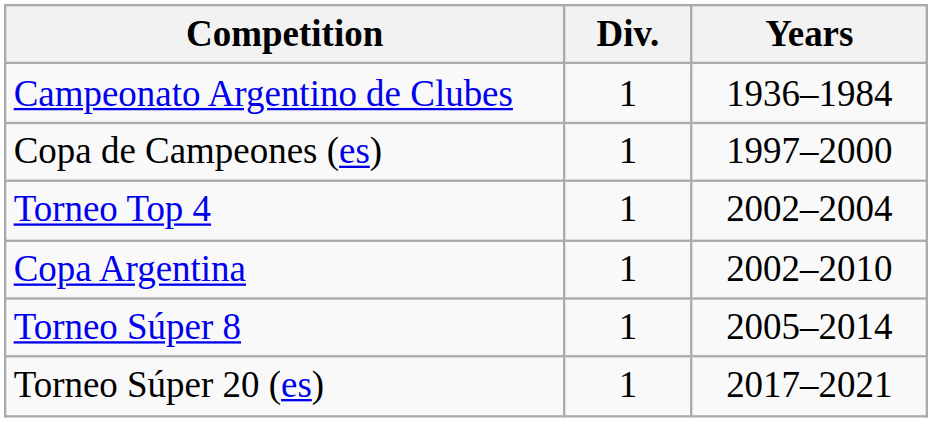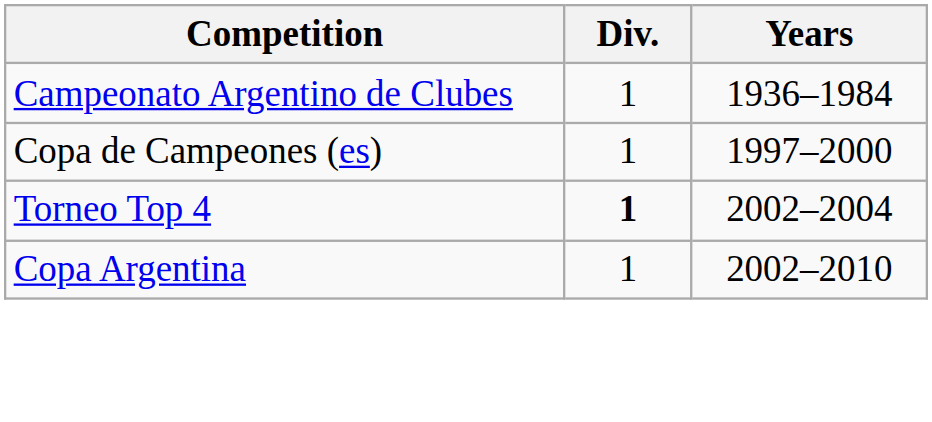(628, 209) normal -> (628, 209) bold
- row: (127, 326)
- row: (169, 385)
